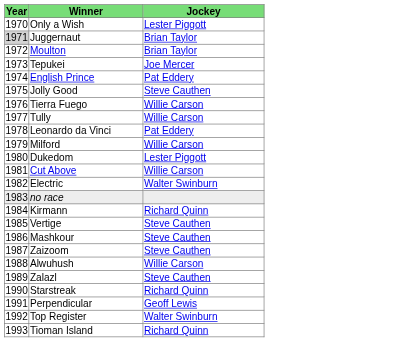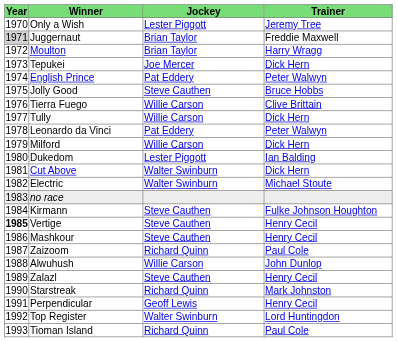+ column: (328, 11)
(174, 171) Willie Carson -> (181, 171) Walter Swinburn
(176, 210) Richard Quinn -> (177, 210) Steve Cauthen
(17, 224) normal -> (17, 224) bold
(177, 250) Steve Cauthen -> (176, 250) Richard Quinn
